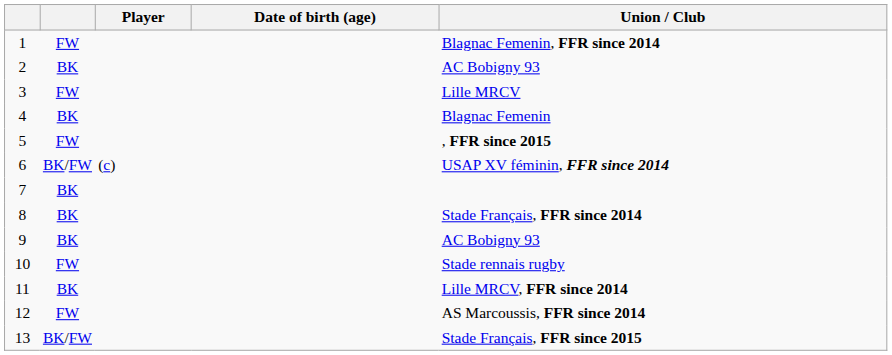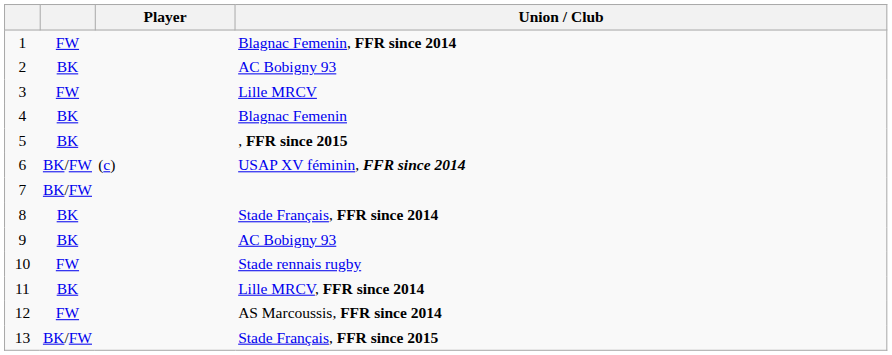- column: (315, 17)
(67, 141) FW -> (67, 141) BK
(67, 190) BK -> (67, 190) BK/FW
